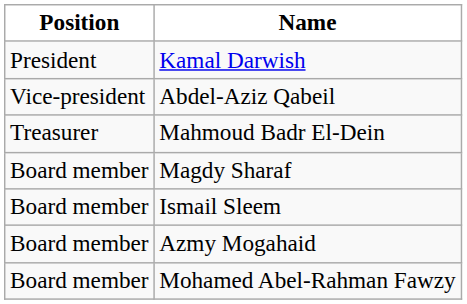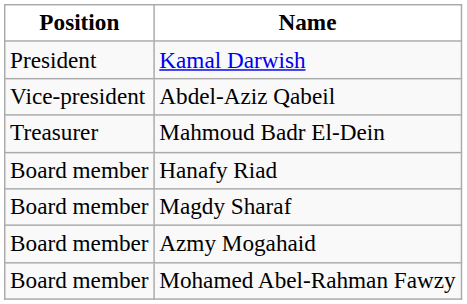+ row: (218, 170)
- row: (220, 206)
